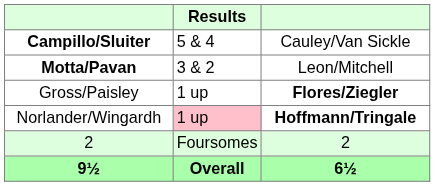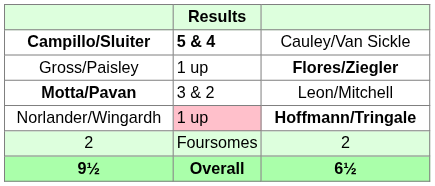(196, 42) normal -> (196, 42) bold
rows swapped: (89, 92) <-> (89, 67)
